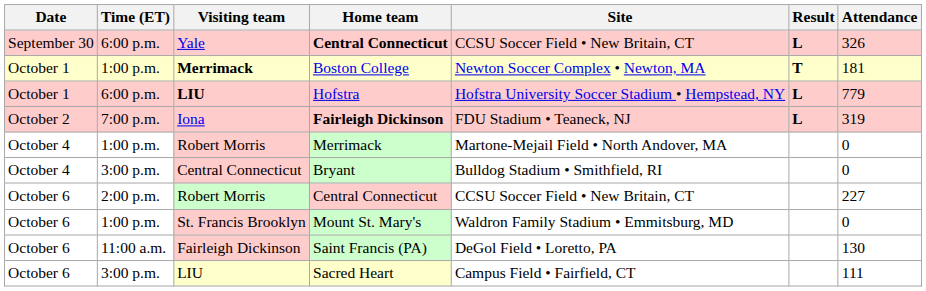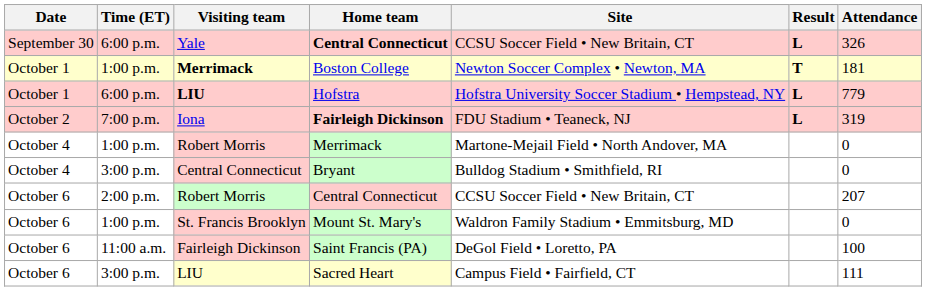(853, 196) 227 -> (853, 196) 207
(853, 247) 130 -> (853, 247) 100
